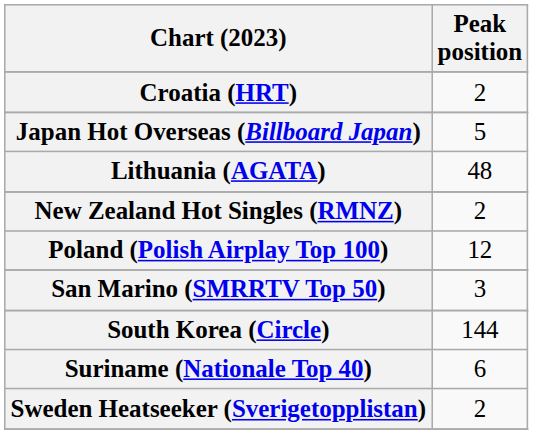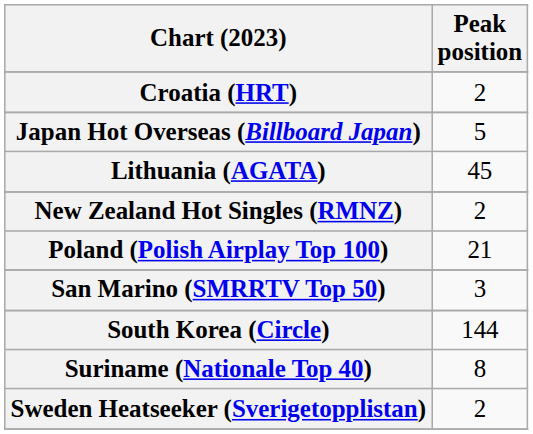(480, 171) 48 -> (480, 171) 45
(480, 250) 12 -> (480, 250) 21
(480, 369) 6 -> (480, 369) 8
